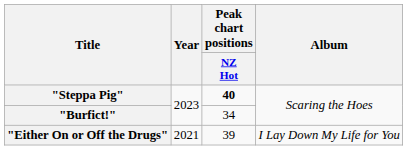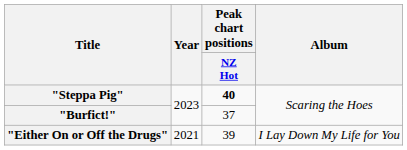(229, 115) 34 -> (229, 115) 37
